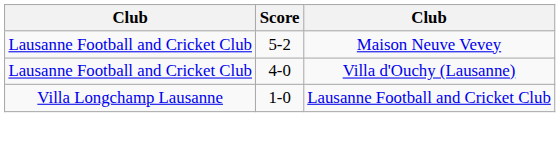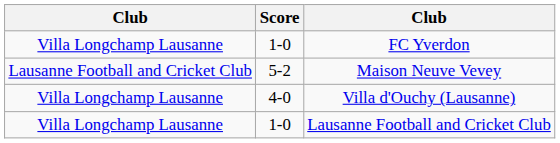+ row: (429, 44)
(130, 71) Lausanne Football and Cricket Club -> (130, 97) Villa Longchamp Lausanne
